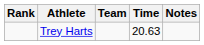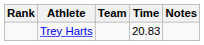(146, 31) 20.63 -> (146, 31) 20.83
